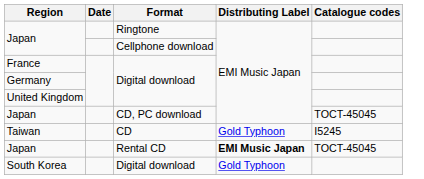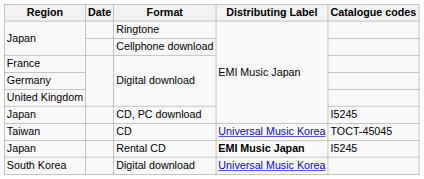(345, 115) TOCT-45045 -> (344, 115) I5245
(252, 132) Gold Typhoon -> (272, 132) Universal Music Korea
(328, 132) I5245 -> (361, 132) TOCT-45045
(345, 149) TOCT-45045 -> (344, 149) I5245
(252, 166) Gold Typhoon -> (272, 166) Universal Music Korea
